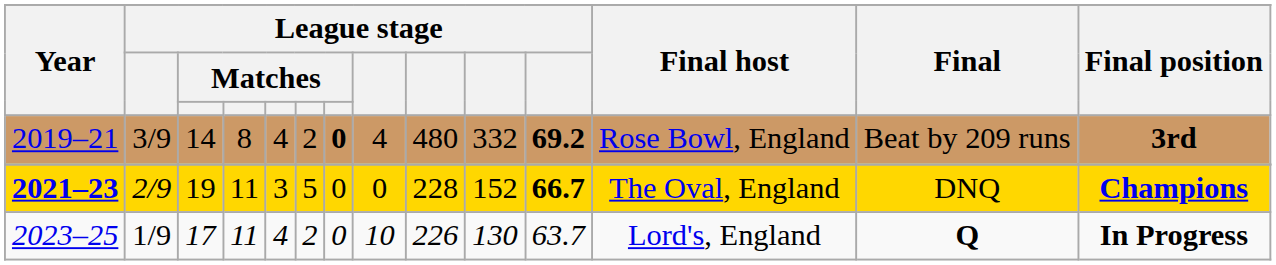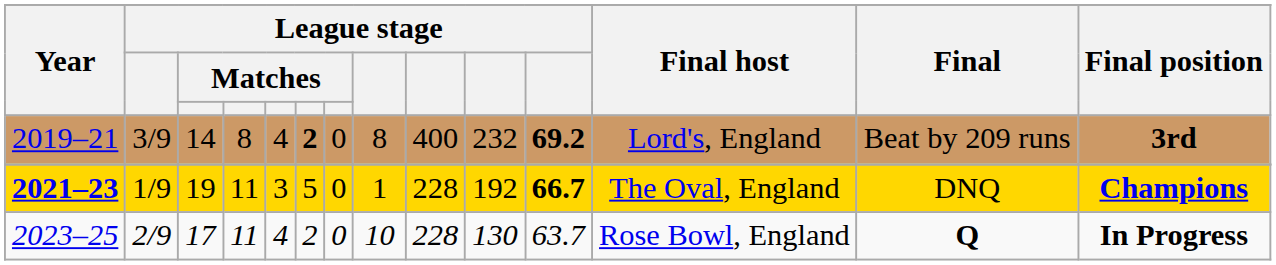(310, 139) normal -> (310, 139) bold
(339, 139) bold -> (339, 139) normal
(380, 139) 4 -> (380, 139) 8
(435, 139) 480 -> (435, 139) 400
(495, 139) 332 -> (495, 139) 232
(724, 139) Rose Bowl, England -> (724, 139) Lord's, England
(152, 187) 2/9 -> (152, 187) 1/9
(380, 187) 0 -> (380, 187) 1
(495, 187) 152 -> (495, 187) 192
(152, 235) 1/9 -> (152, 235) 2/9
(435, 235) 226 -> (435, 235) 228
(724, 235) Lord's, England -> (724, 235) Rose Bowl, England
